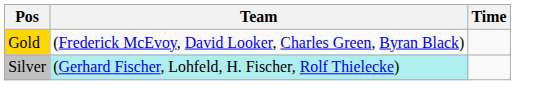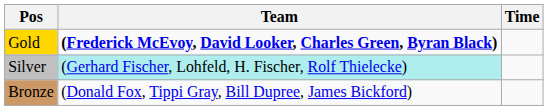(259, 42) normal -> (279, 42) bold
+ row: (31, 92)
